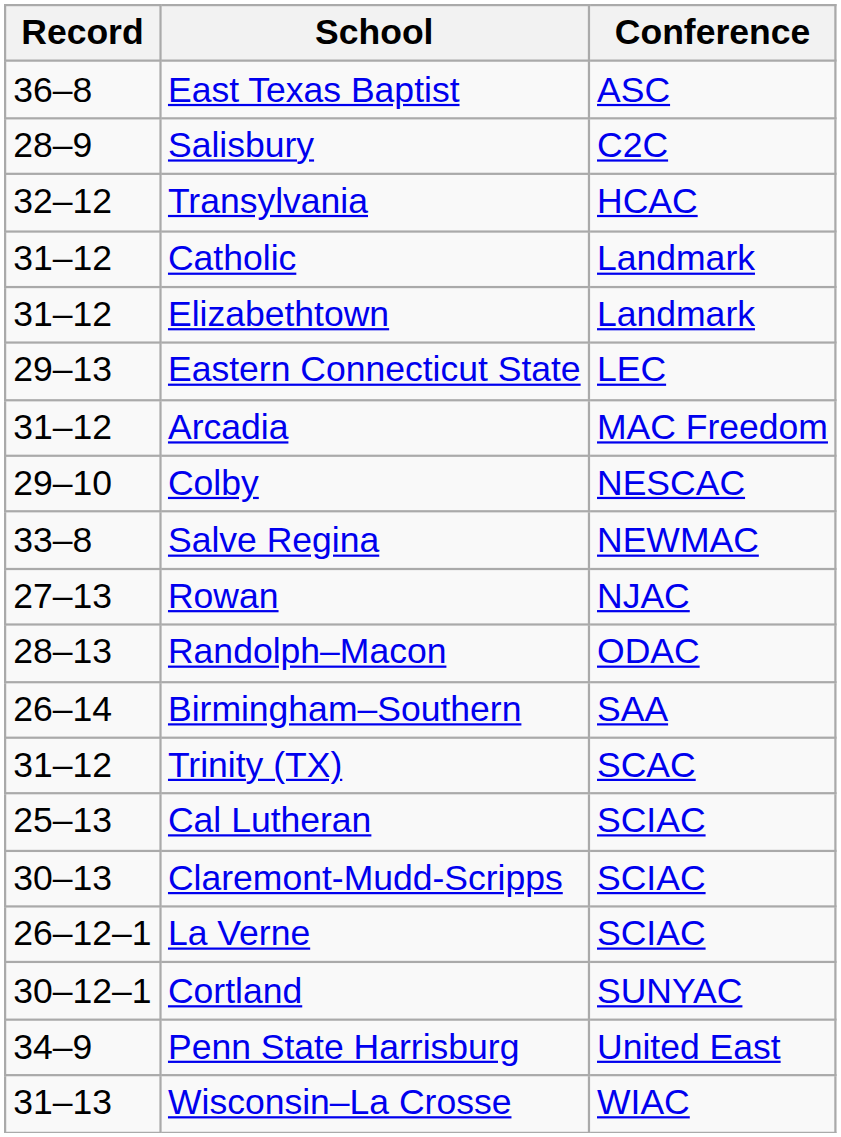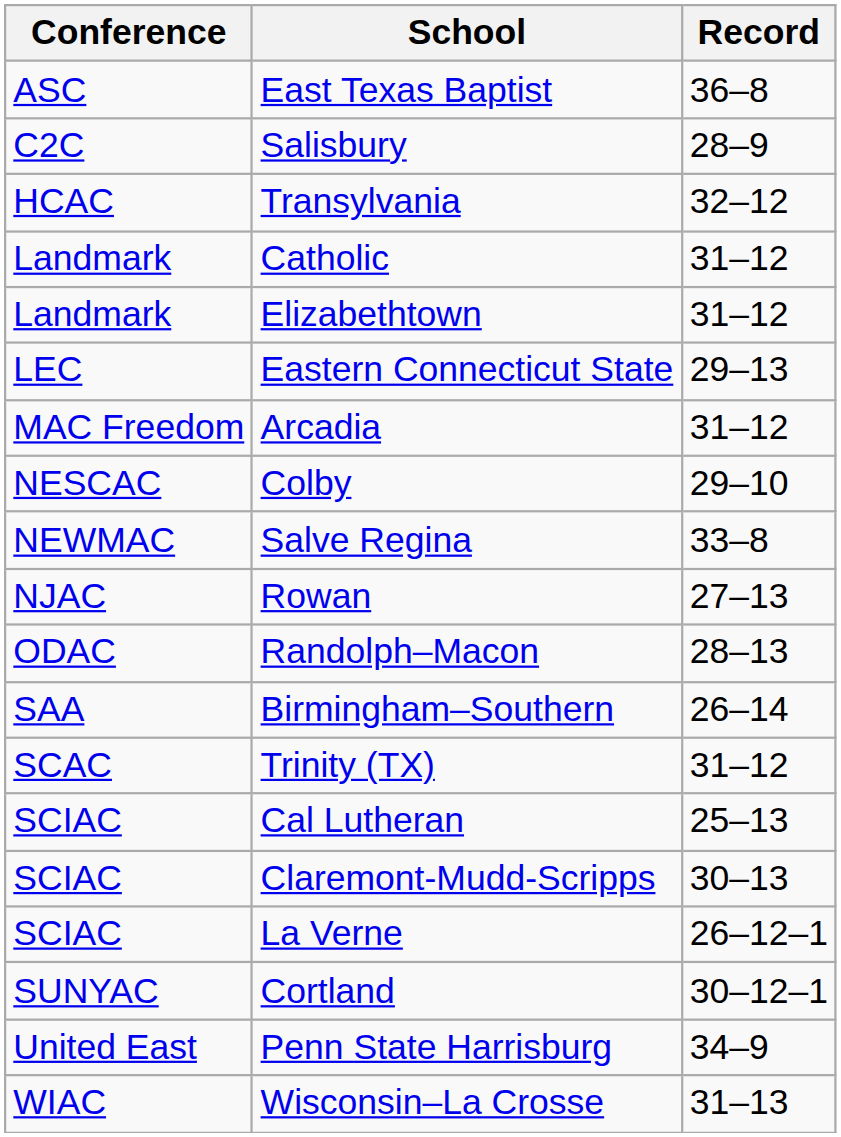columns swapped: (712, 32) <-> (82, 32)
